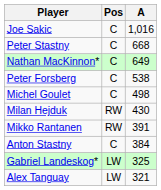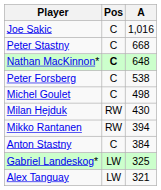(114, 62) normal -> (114, 62) bold
(141, 62) 649 -> (141, 62) 648
(141, 128) 391 -> (141, 128) 394
